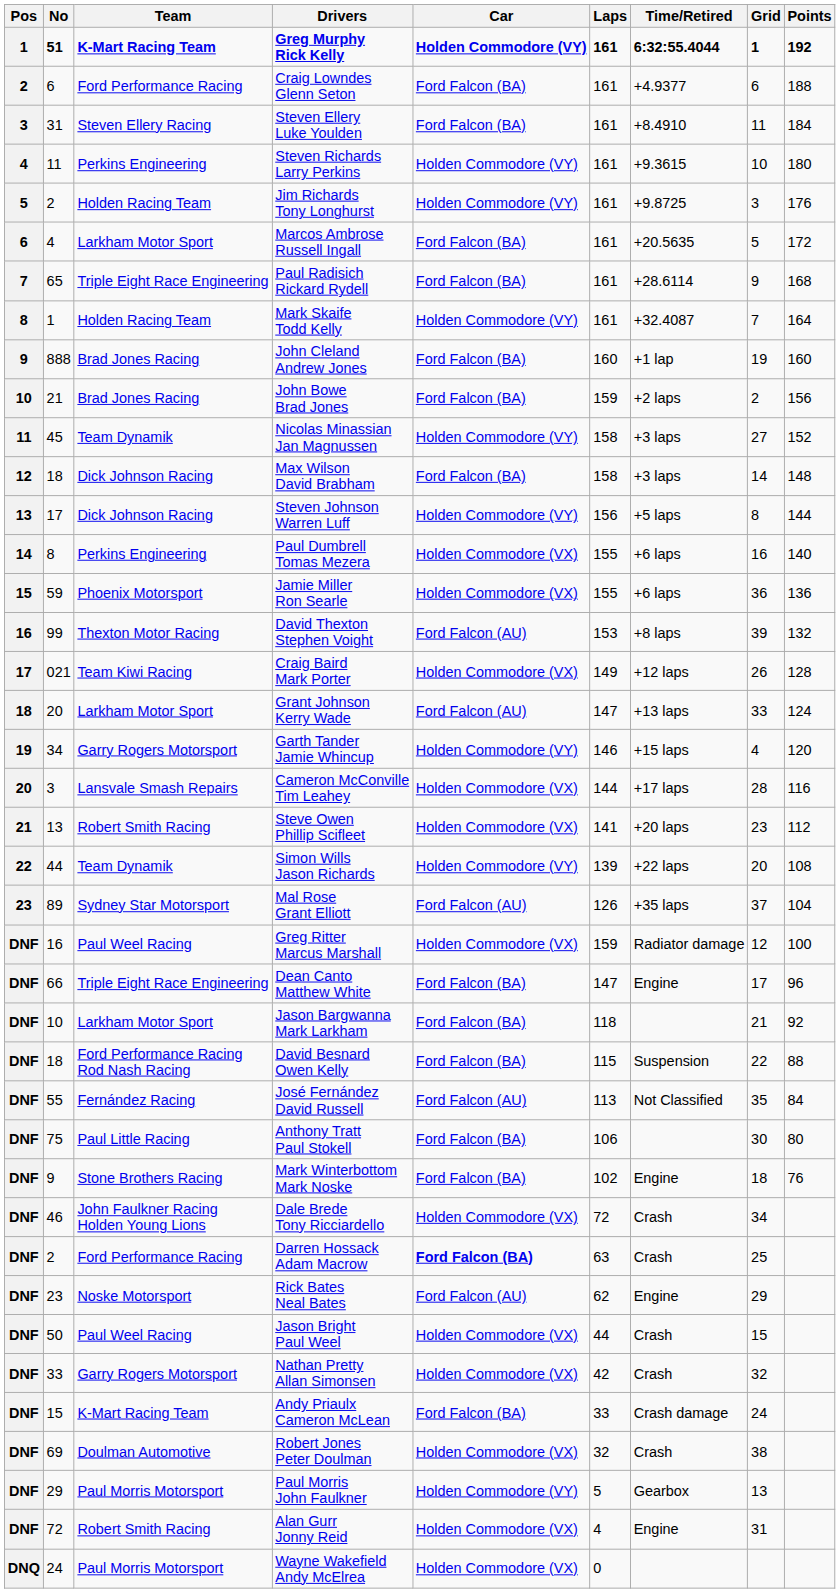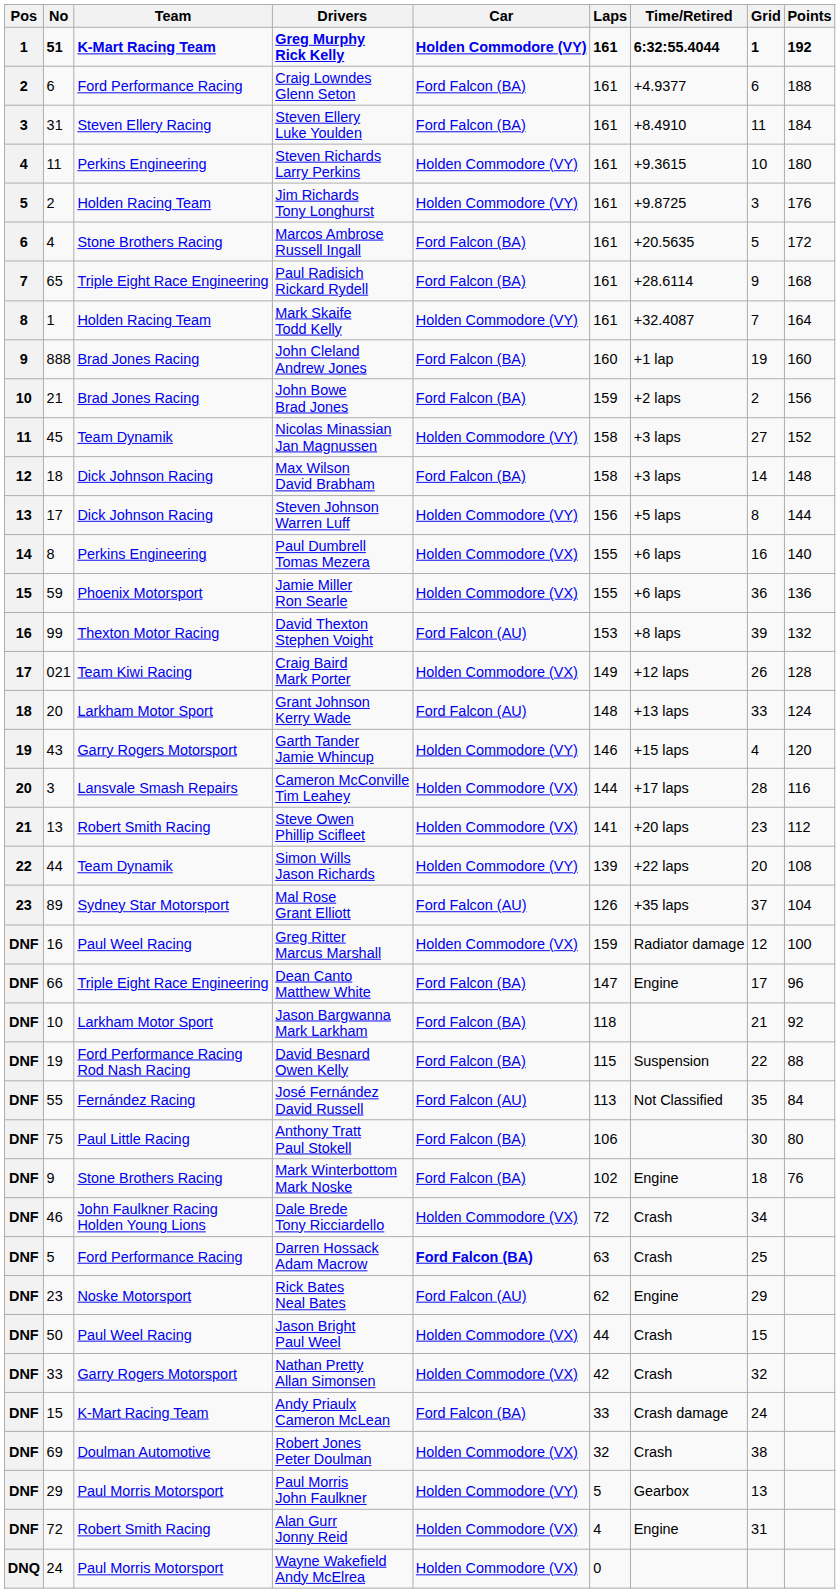(145, 242) Larkham Motor Sport -> (150, 242) Stone Brothers Racing
(605, 710) 147 -> (605, 710) 148
(55, 749) 34 -> (55, 749) 43
(55, 1061) 18 -> (55, 1061) 19
(51, 1256) 2 -> (51, 1256) 5
